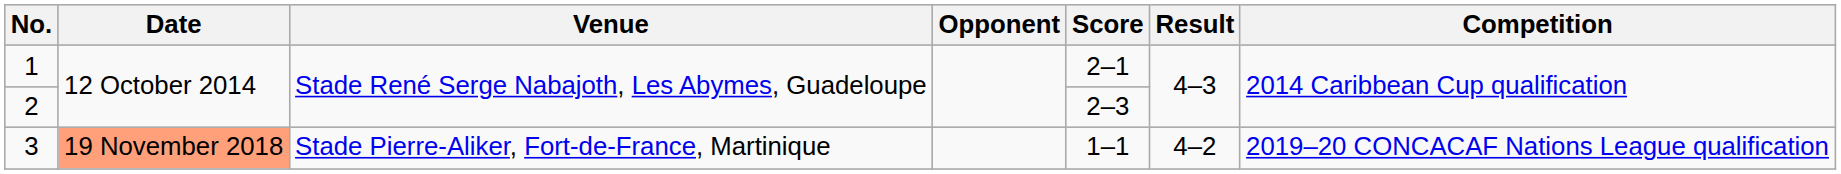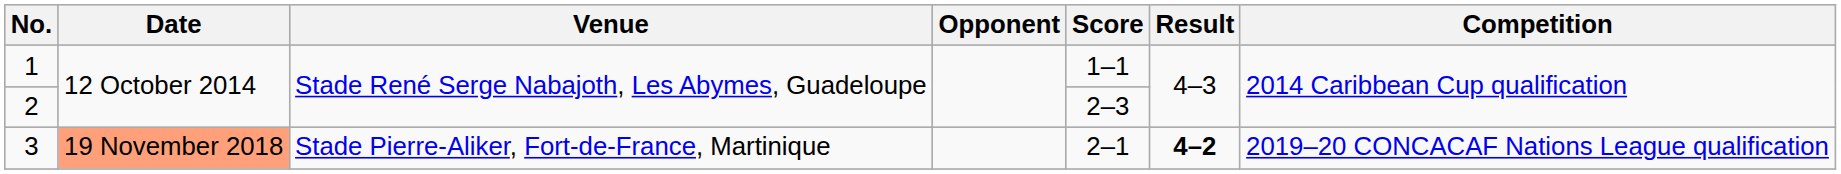(1108, 65) 2–1 -> (1108, 65) 1–1
(1108, 147) 1–1 -> (1108, 147) 2–1
(1195, 147) normal -> (1195, 147) bold
